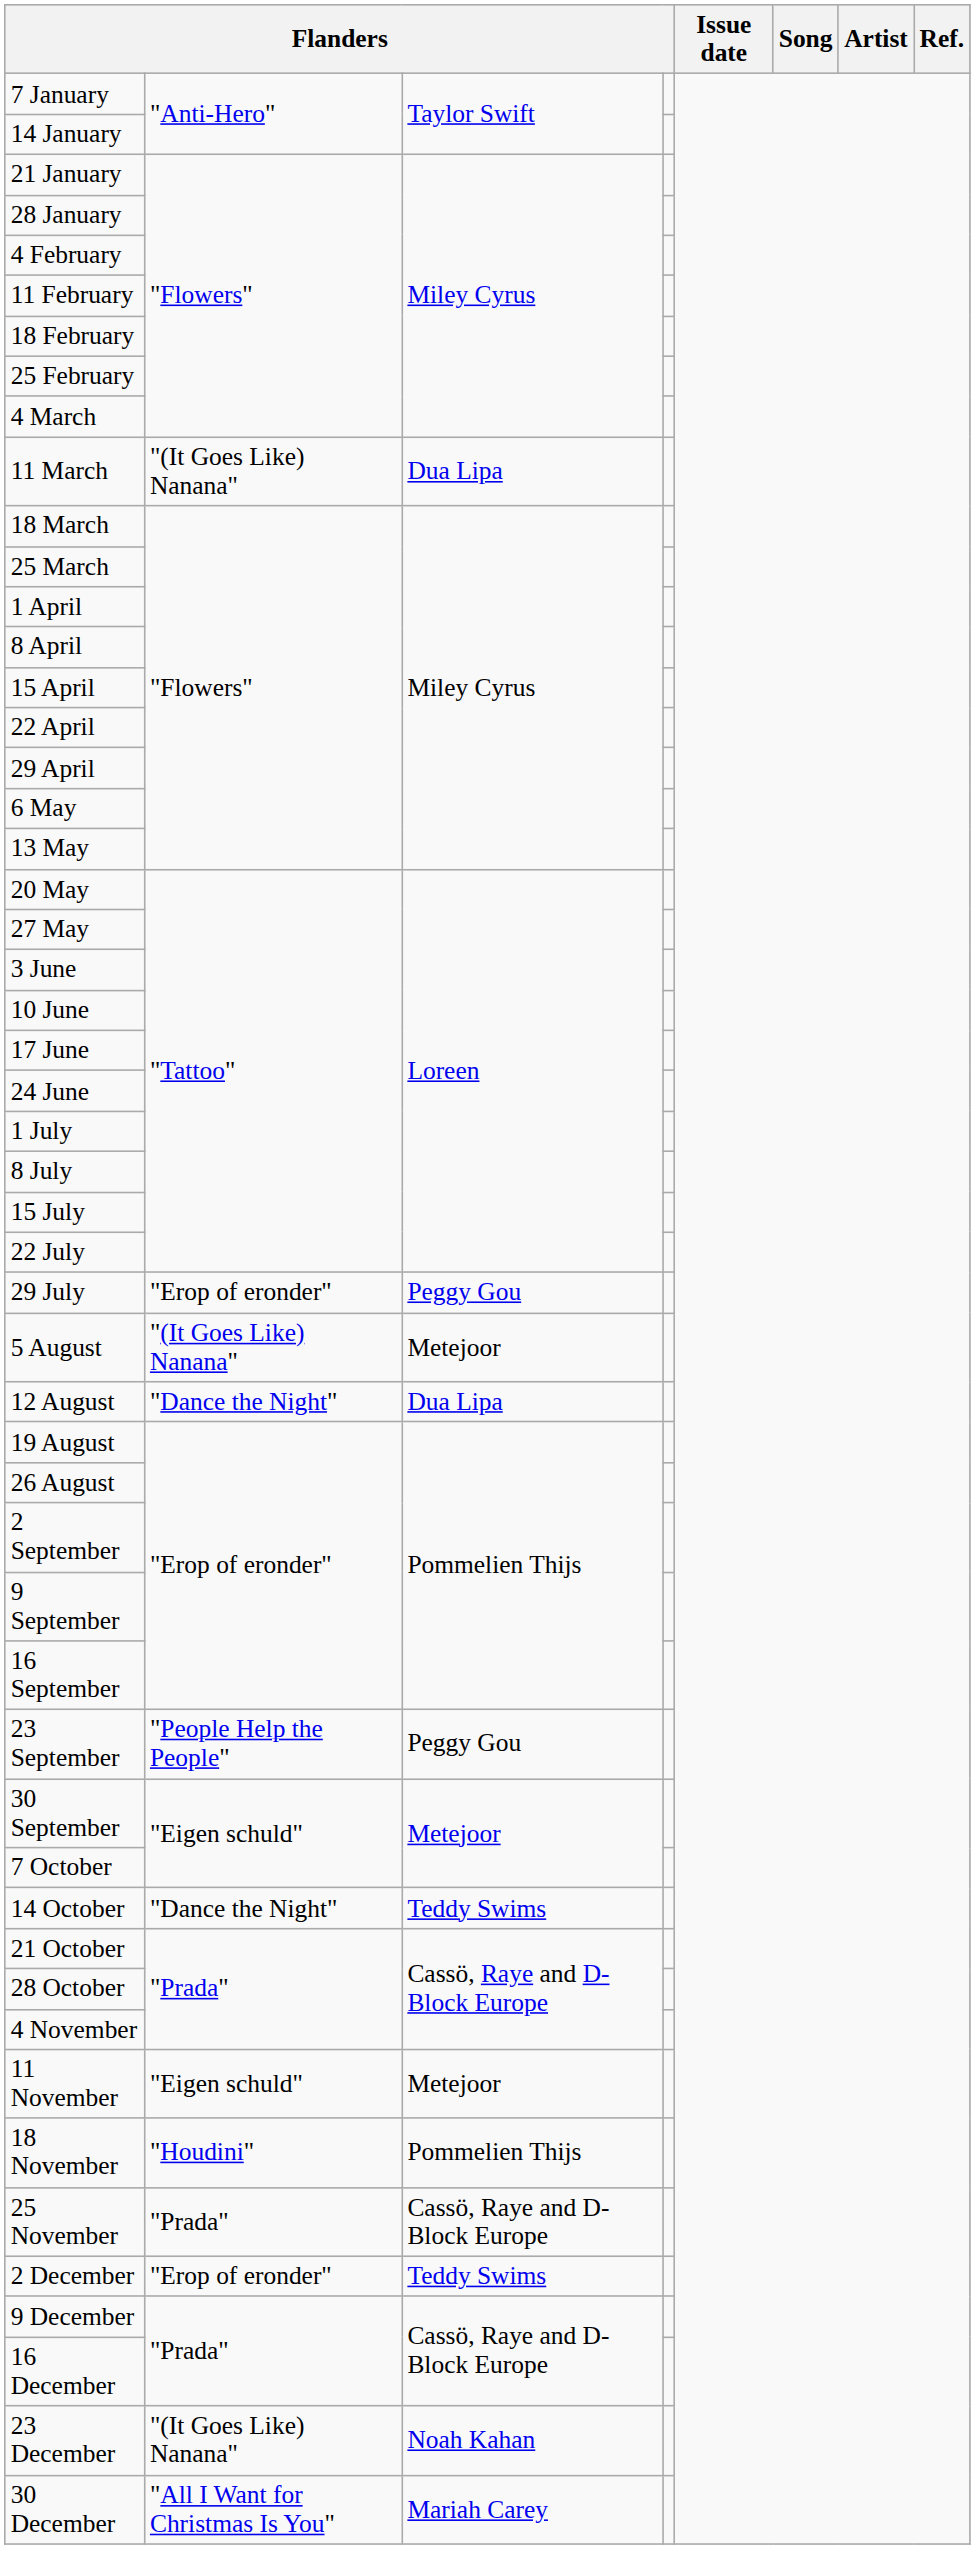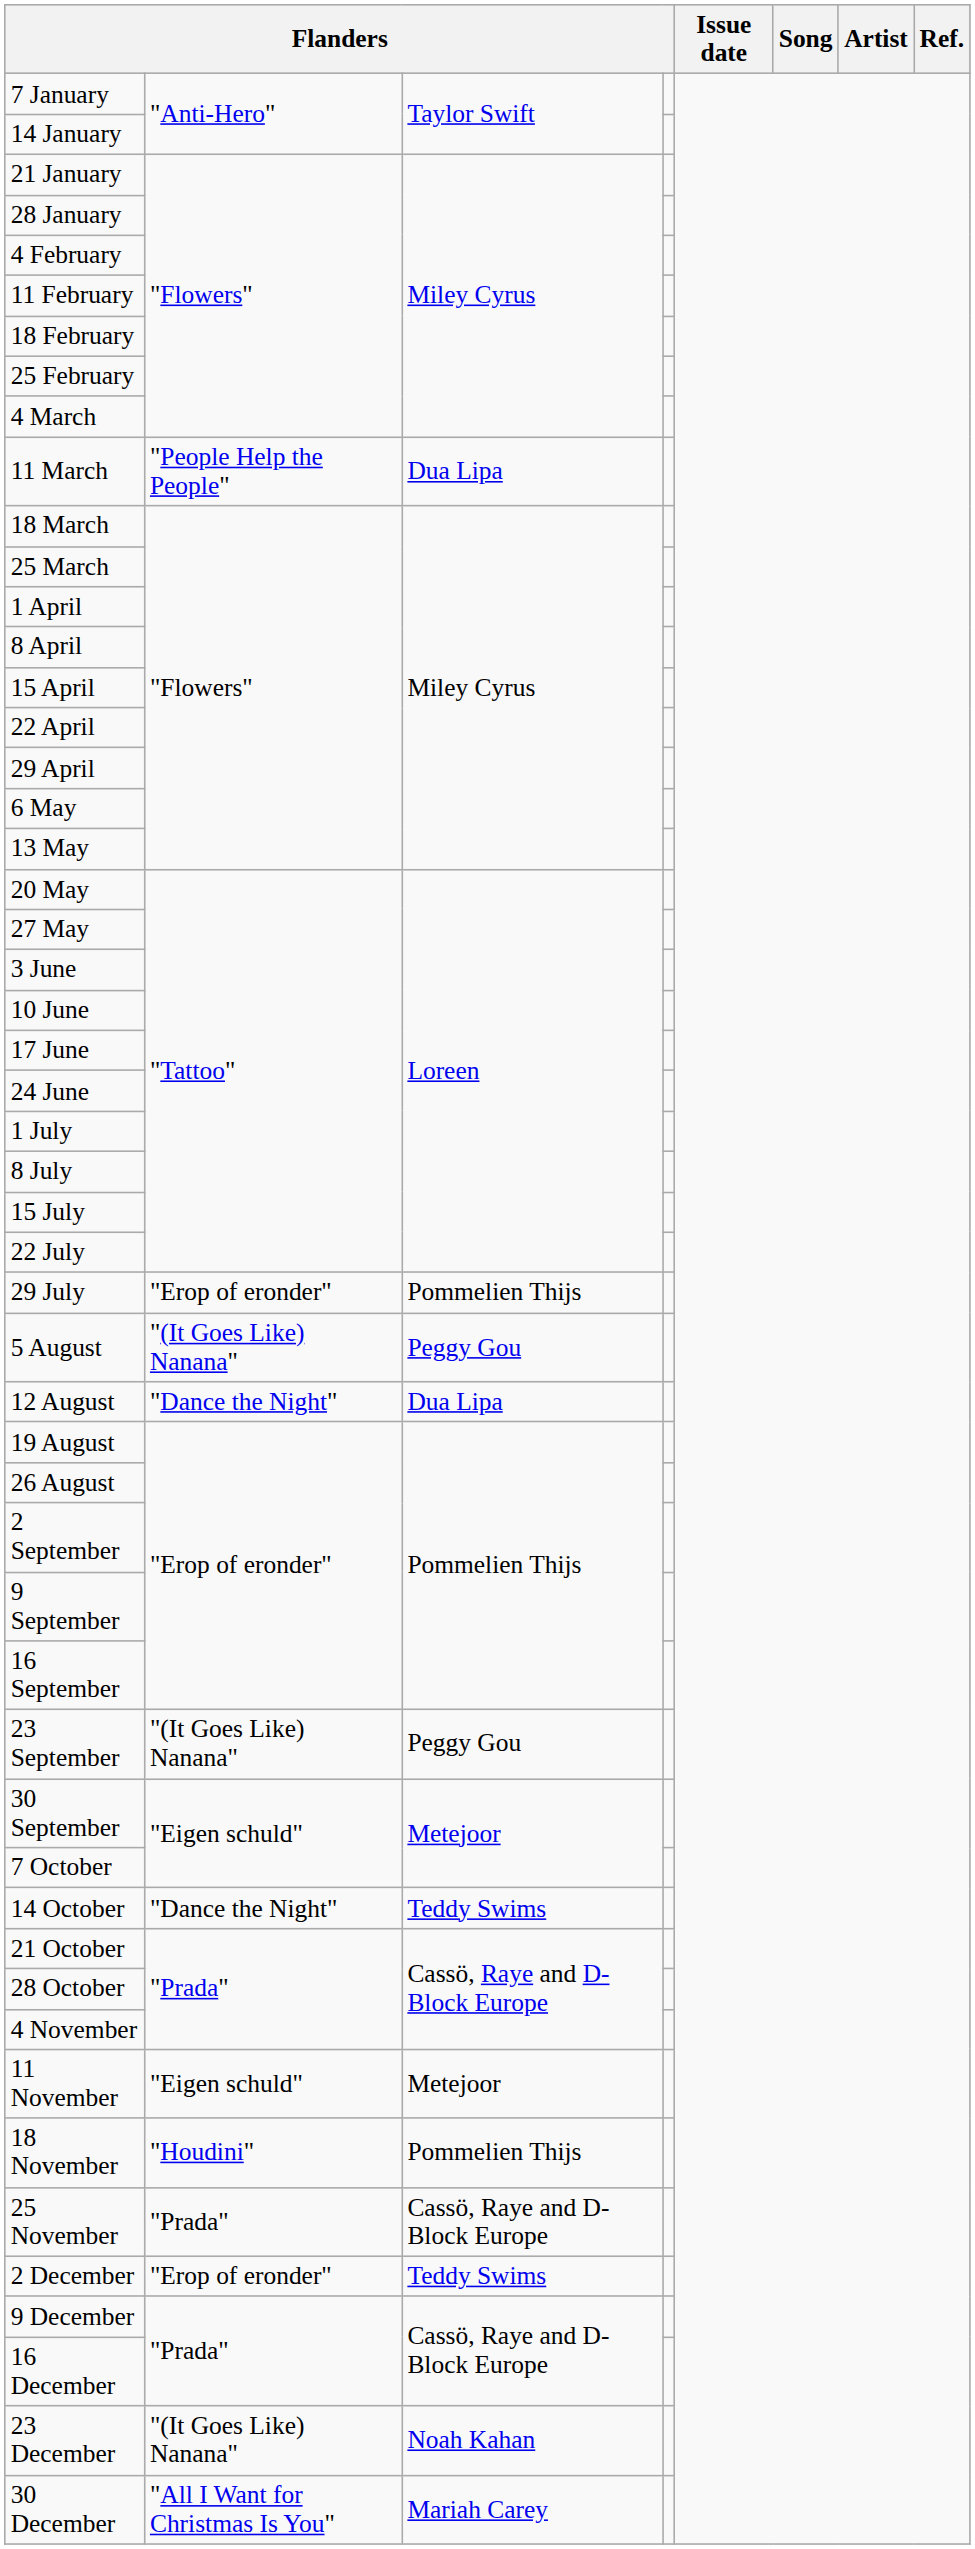(227, 471) "(It Goes Like) Nanana" -> (236, 471) "People Help the People"
(464, 1292) Peggy Gou -> (494, 1292) Pommelien Thijs
(454, 1346) Metejoor -> (464, 1346) Peggy Gou
(236, 1743) "People Help the People" -> (227, 1743) "(It Goes Like) Nanana"
